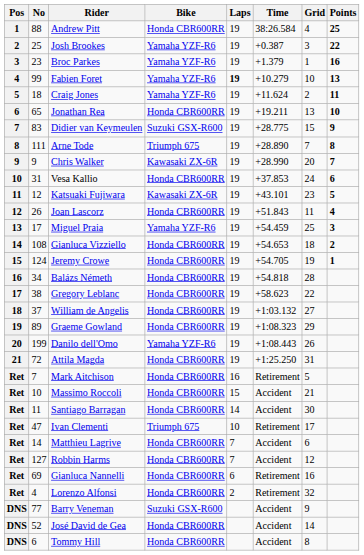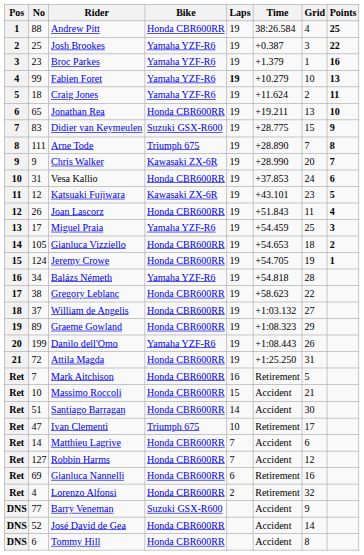(39, 244) 108 -> (39, 244) 105
(186, 277) Honda CBR600RR -> (181, 277) Yamaha YZF-R6
(36, 409) 11 -> (36, 409) 51
